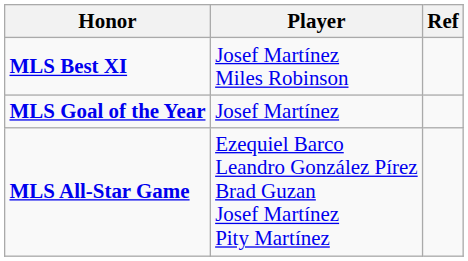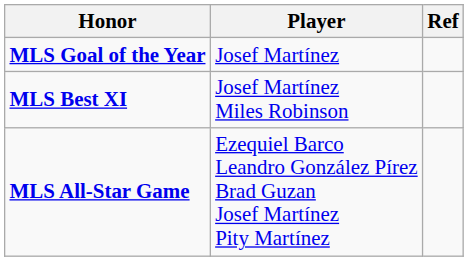rows swapped: (68, 66) <-> (107, 111)
